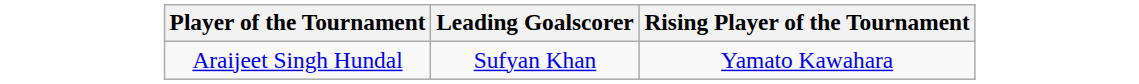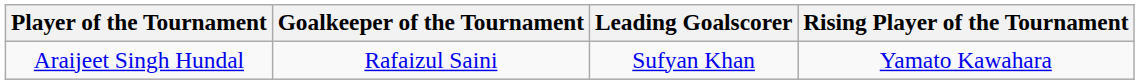+ column: (431, 23)
